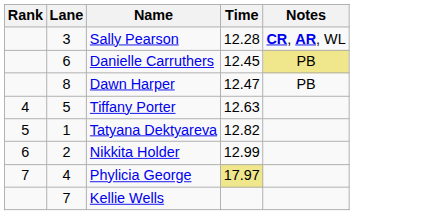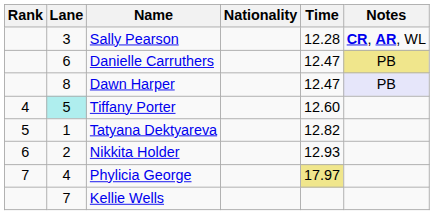+ column: (261, 15)
(242, 61) 12.45 -> (322, 61) 12.47
(306, 84) no background -> (386, 84) lavender background
(66, 107) no background -> (66, 107) paleturquoise background
(242, 107) 12.63 -> (322, 107) 12.60
(242, 152) 12.99 -> (322, 152) 12.93
